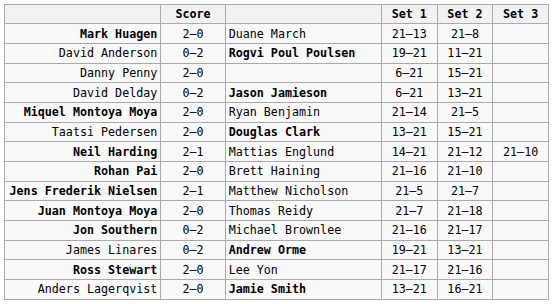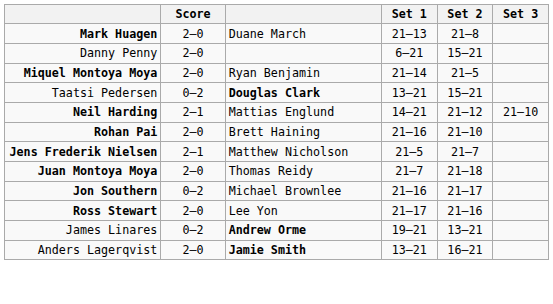- row: (108, 53)
- row: (115, 93)
(193, 132) 2–0 -> (193, 93) 0–2
rows swapped: (112, 250) <-> (115, 270)
